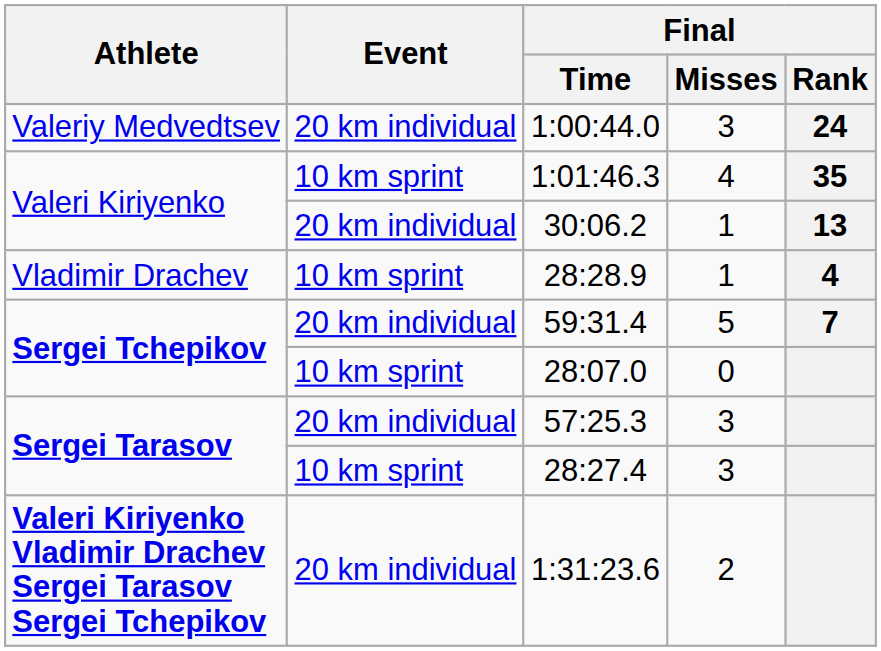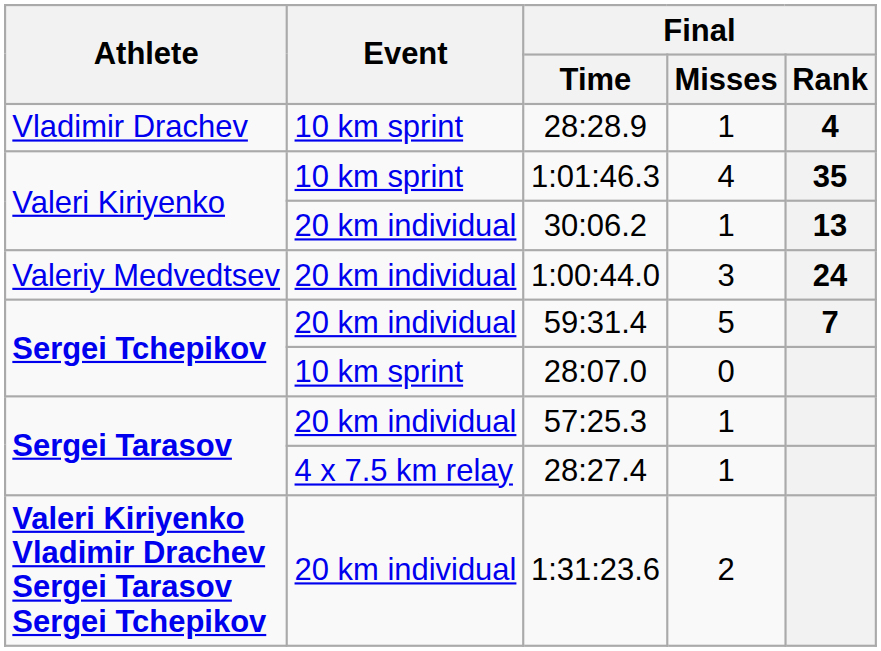rows swapped: (595, 274) <-> (595, 128)
(726, 421) 3 -> (726, 421) 1
(379, 470) 10 km sprint -> (404, 470) 4 x 7.5 km relay
(726, 470) 3 -> (726, 470) 1
